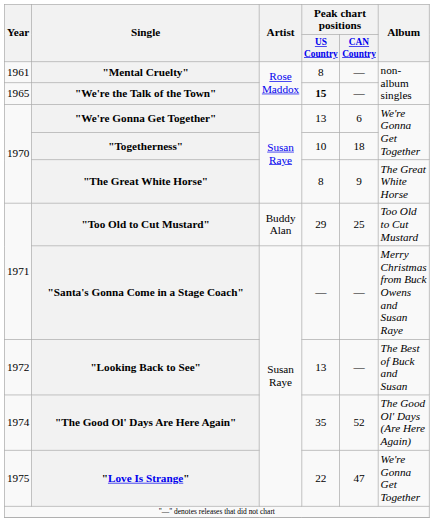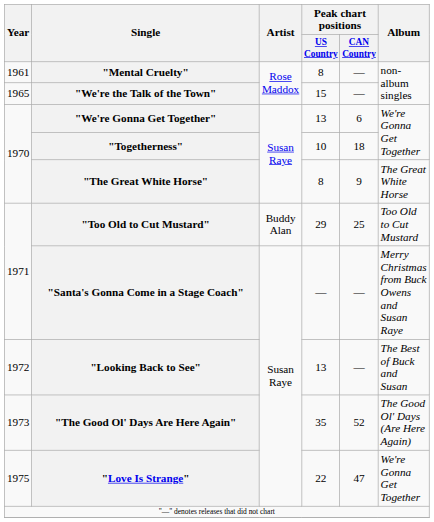(321, 93) bold -> (321, 93) normal
(18, 422) 1974 -> (18, 422) 1973
